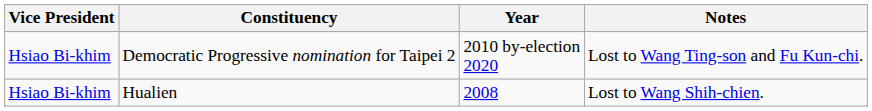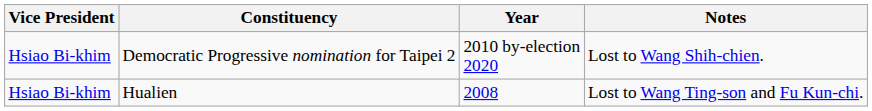(726, 55) Lost to Wang Ting-son and Fu Kun-chi. -> (676, 55) Lost to Wang Shih-chien.
(676, 92) Lost to Wang Shih-chien. -> (726, 92) Lost to Wang Ting-son and Fu Kun-chi.
